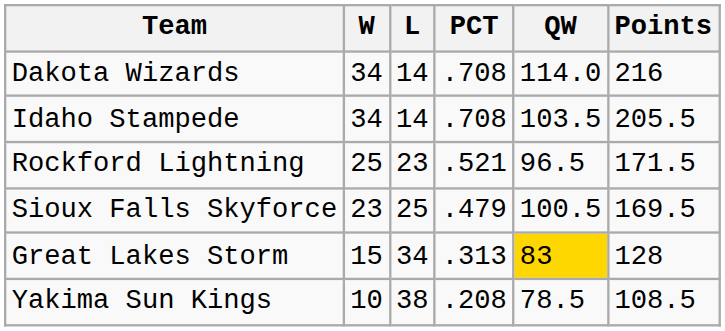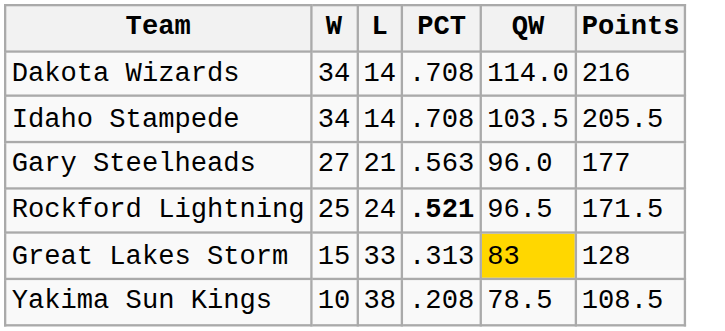+ row: (134, 164)
(412, 164) 23 -> (380, 210) 24
(474, 164) normal -> (442, 210) bold
- row: (174, 210)
(412, 256) 34 -> (380, 256) 33
